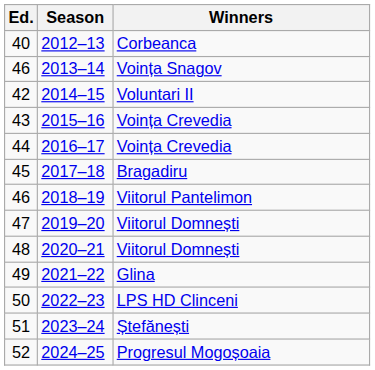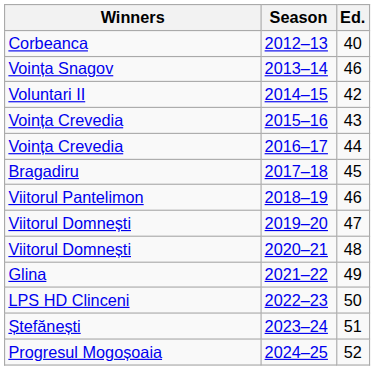columns swapped: (21, 18) <-> (241, 18)
